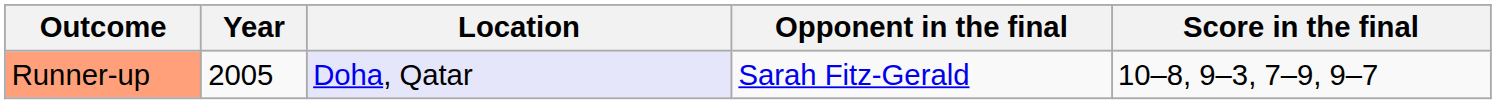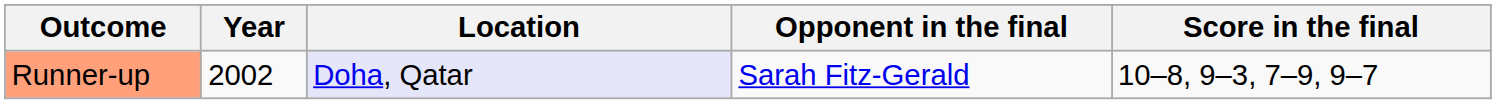(241, 74) 2005 -> (241, 74) 2002
